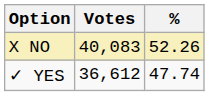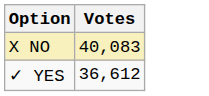- column: (174, 19)
